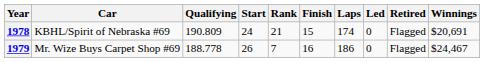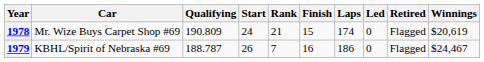(102, 31) KBHL/Spirit of Nebraska #69 -> (107, 31) Mr. Wize Buys Carpet Shop #69
(449, 31) $20,691 -> (449, 31) $20,619
(107, 48) Mr. Wize Buys Carpet Shop #69 -> (102, 48) KBHL/Spirit of Nebraska #69
(203, 48) 188.778 -> (203, 48) 188.787
